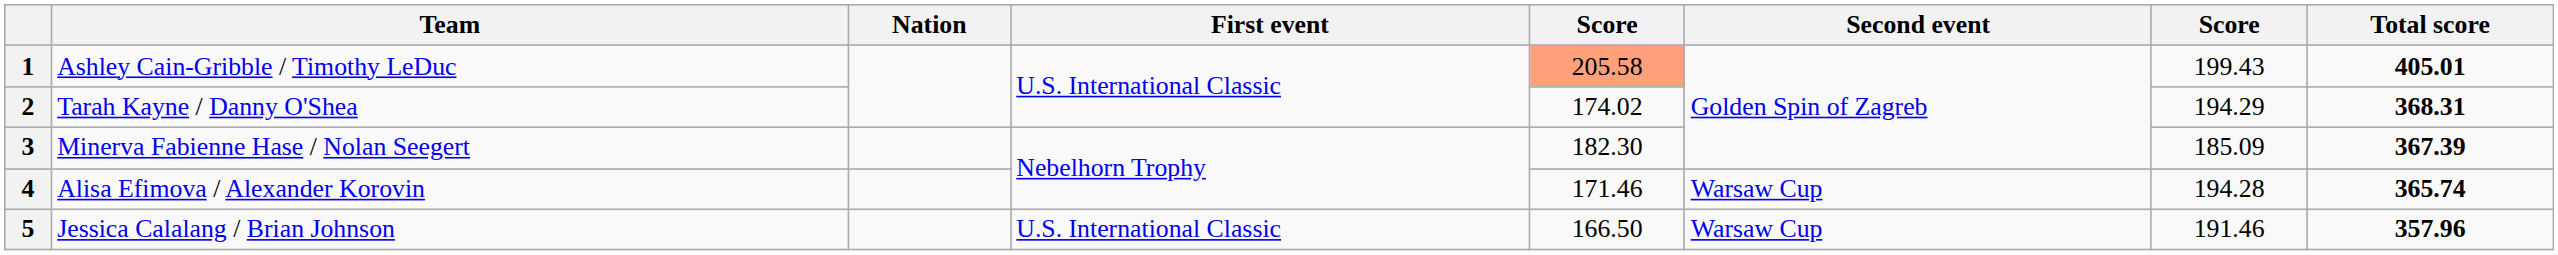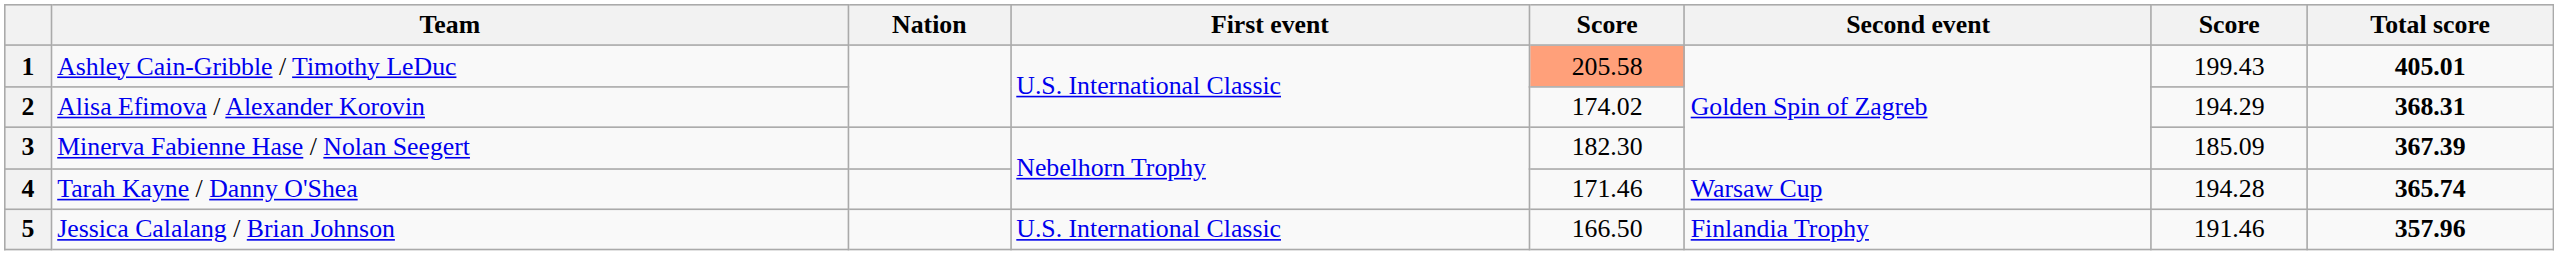(207, 106) Tarah Kayne / Danny O'Shea -> (241, 106) Alisa Efimova / Alexander Korovin
(241, 188) Alisa Efimova / Alexander Korovin -> (207, 188) Tarah Kayne / Danny O'Shea
(1757, 229) Warsaw Cup -> (1780, 229) Finlandia Trophy
